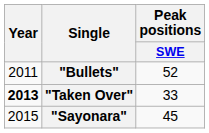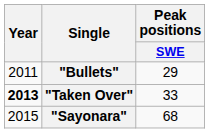(170, 73) 52 -> (170, 73) 29
(170, 117) 45 -> (170, 117) 68
